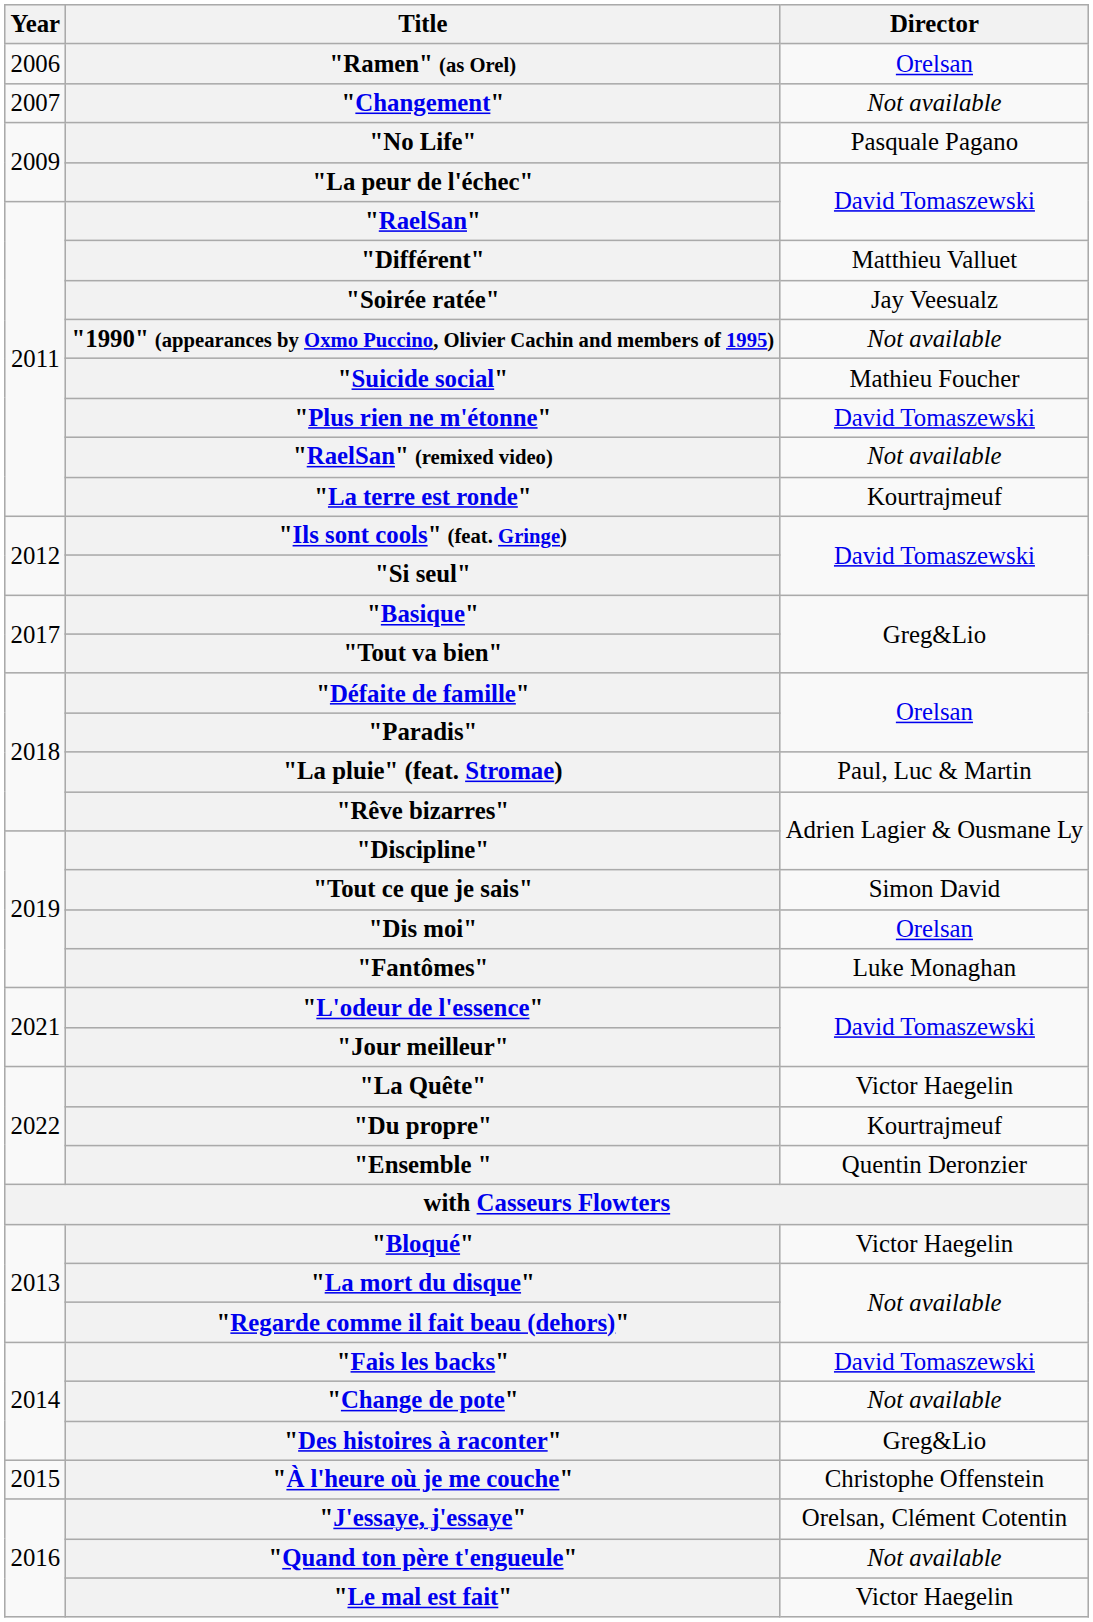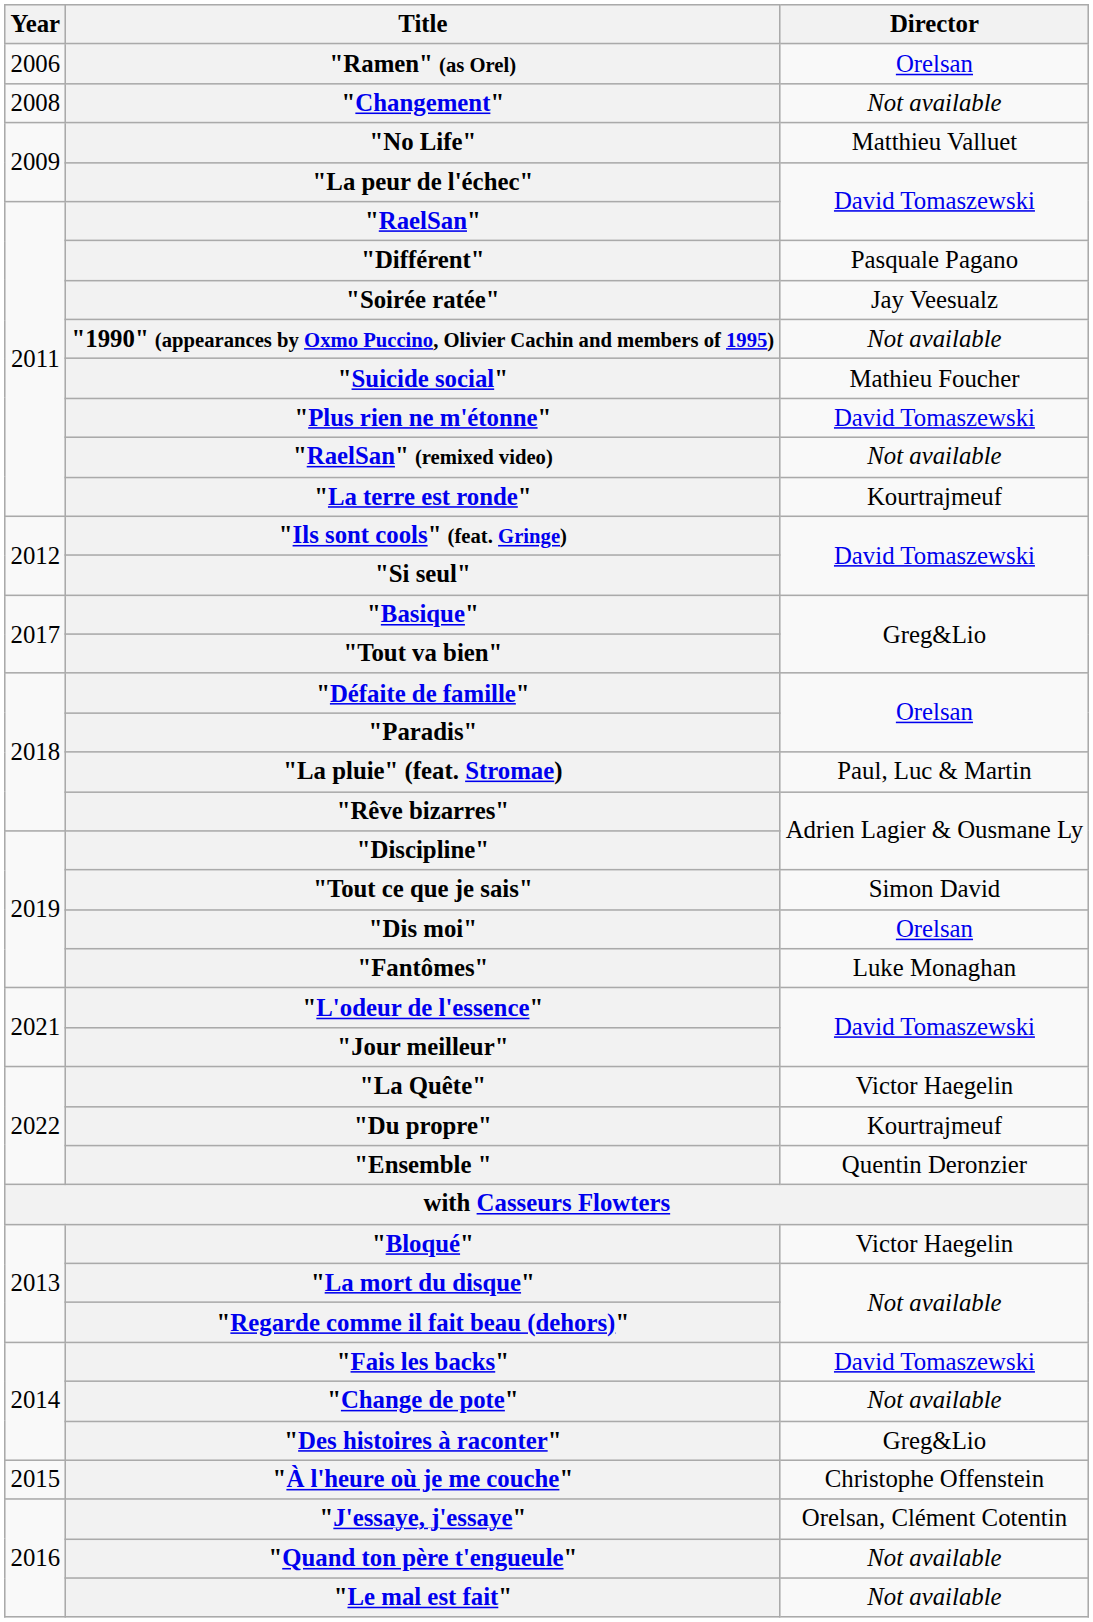(35, 102) 2007 -> (35, 102) 2008
(934, 142) Pasquale Pagano -> (934, 142) Matthieu Valluet
(934, 260) Matthieu Valluet -> (934, 260) Pasquale Pagano
(934, 1597) Victor Haegelin -> (934, 1597) Not available
